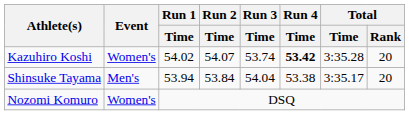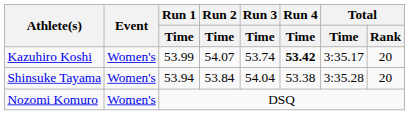(179, 57) 54.02 -> (179, 57) 53.99
(344, 57) 3:35.28 -> (344, 57) 3:35.17
(123, 78) Men's -> (131, 78) Women's
(344, 78) 3:35.17 -> (344, 78) 3:35.28
